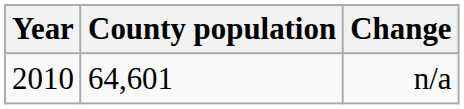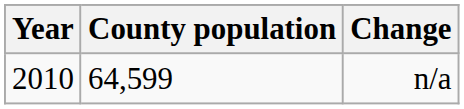(131, 77) 64,601 -> (131, 77) 64,599
